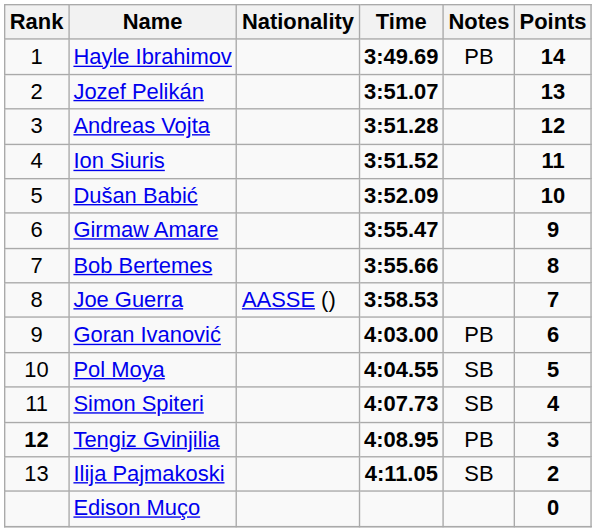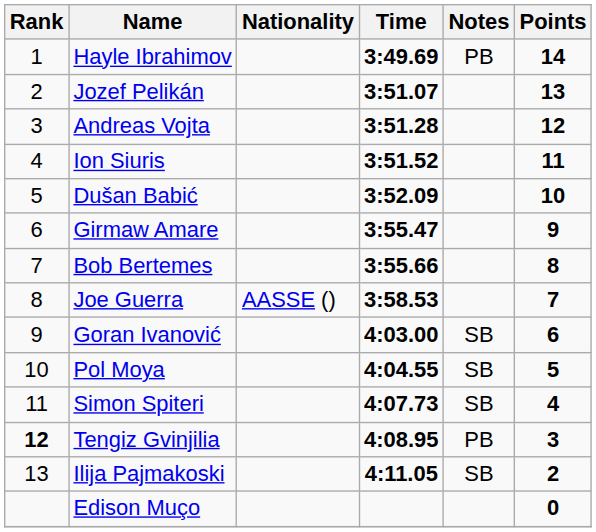(479, 334) PB -> (479, 334) SB
